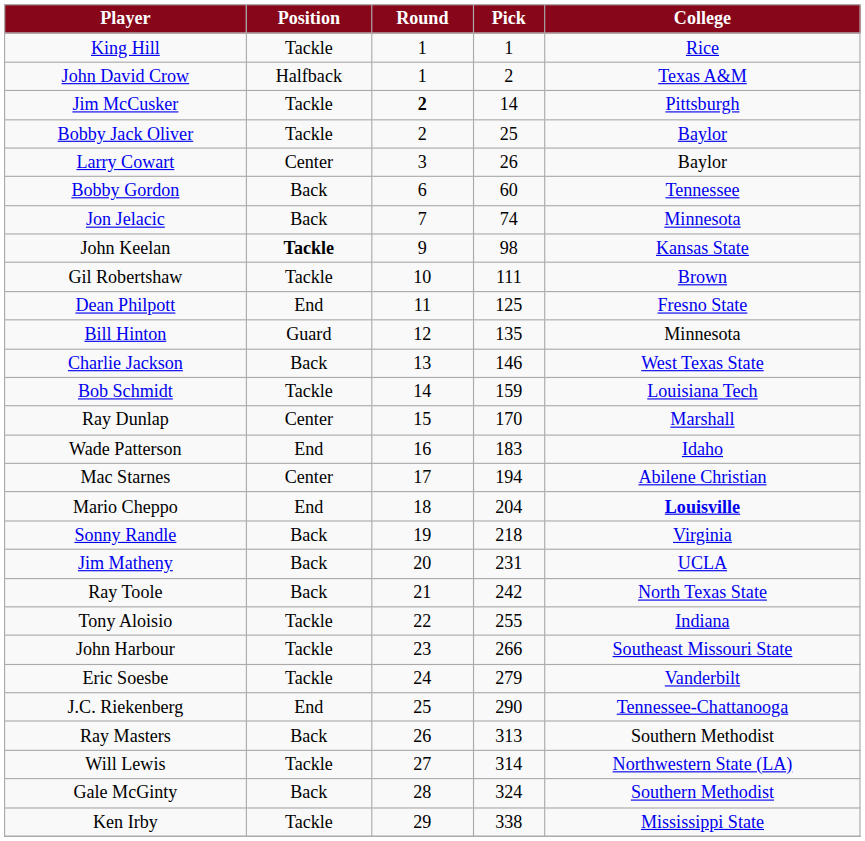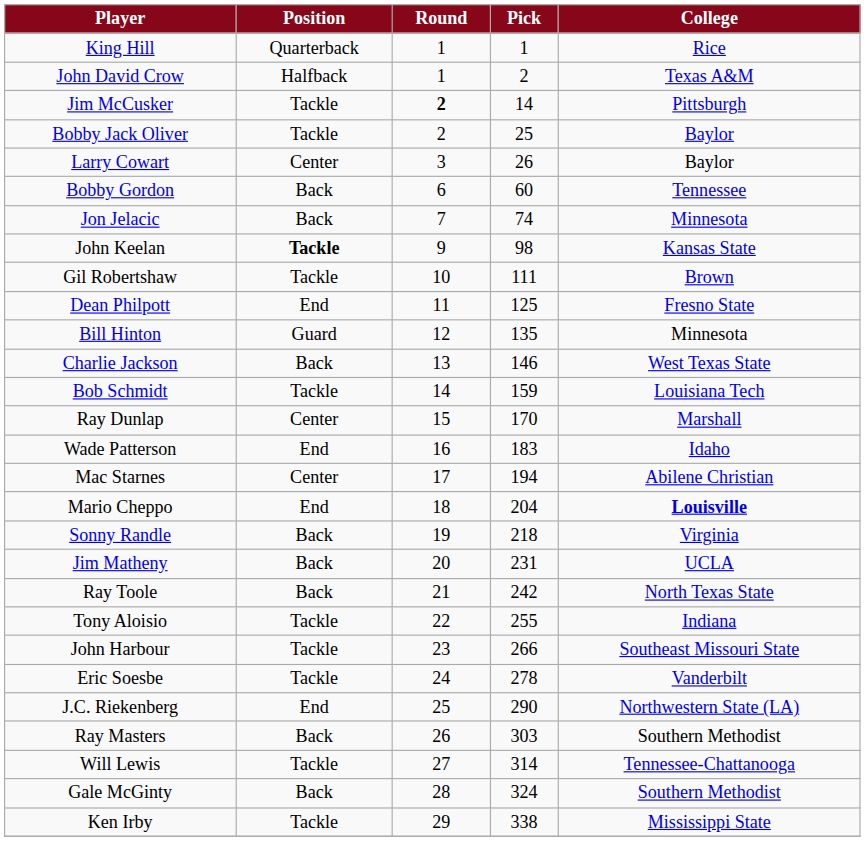(309, 47) Tackle -> (314, 47) Quarterback
(509, 678) 279 -> (524, 678) 278
(702, 707) Tennessee-Chattanooga -> (709, 707) Northwestern State (LA)
(509, 735) 313 -> (524, 735) 303
(702, 764) Northwestern State (LA) -> (709, 764) Tennessee-Chattanooga
